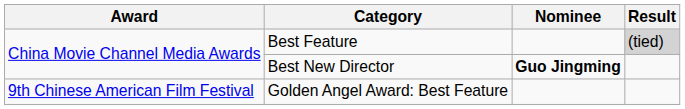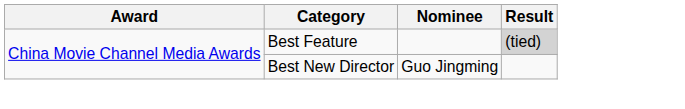(568, 66) bold -> (450, 66) normal
- row: (388, 91)
